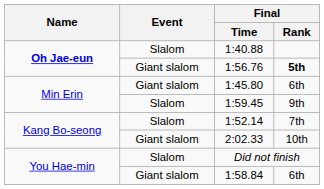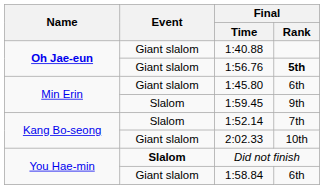(167, 50) Slalom -> (167, 50) Giant slalom
(167, 158) normal -> (167, 158) bold
